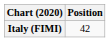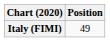(85, 28) 42 -> (85, 28) 49
